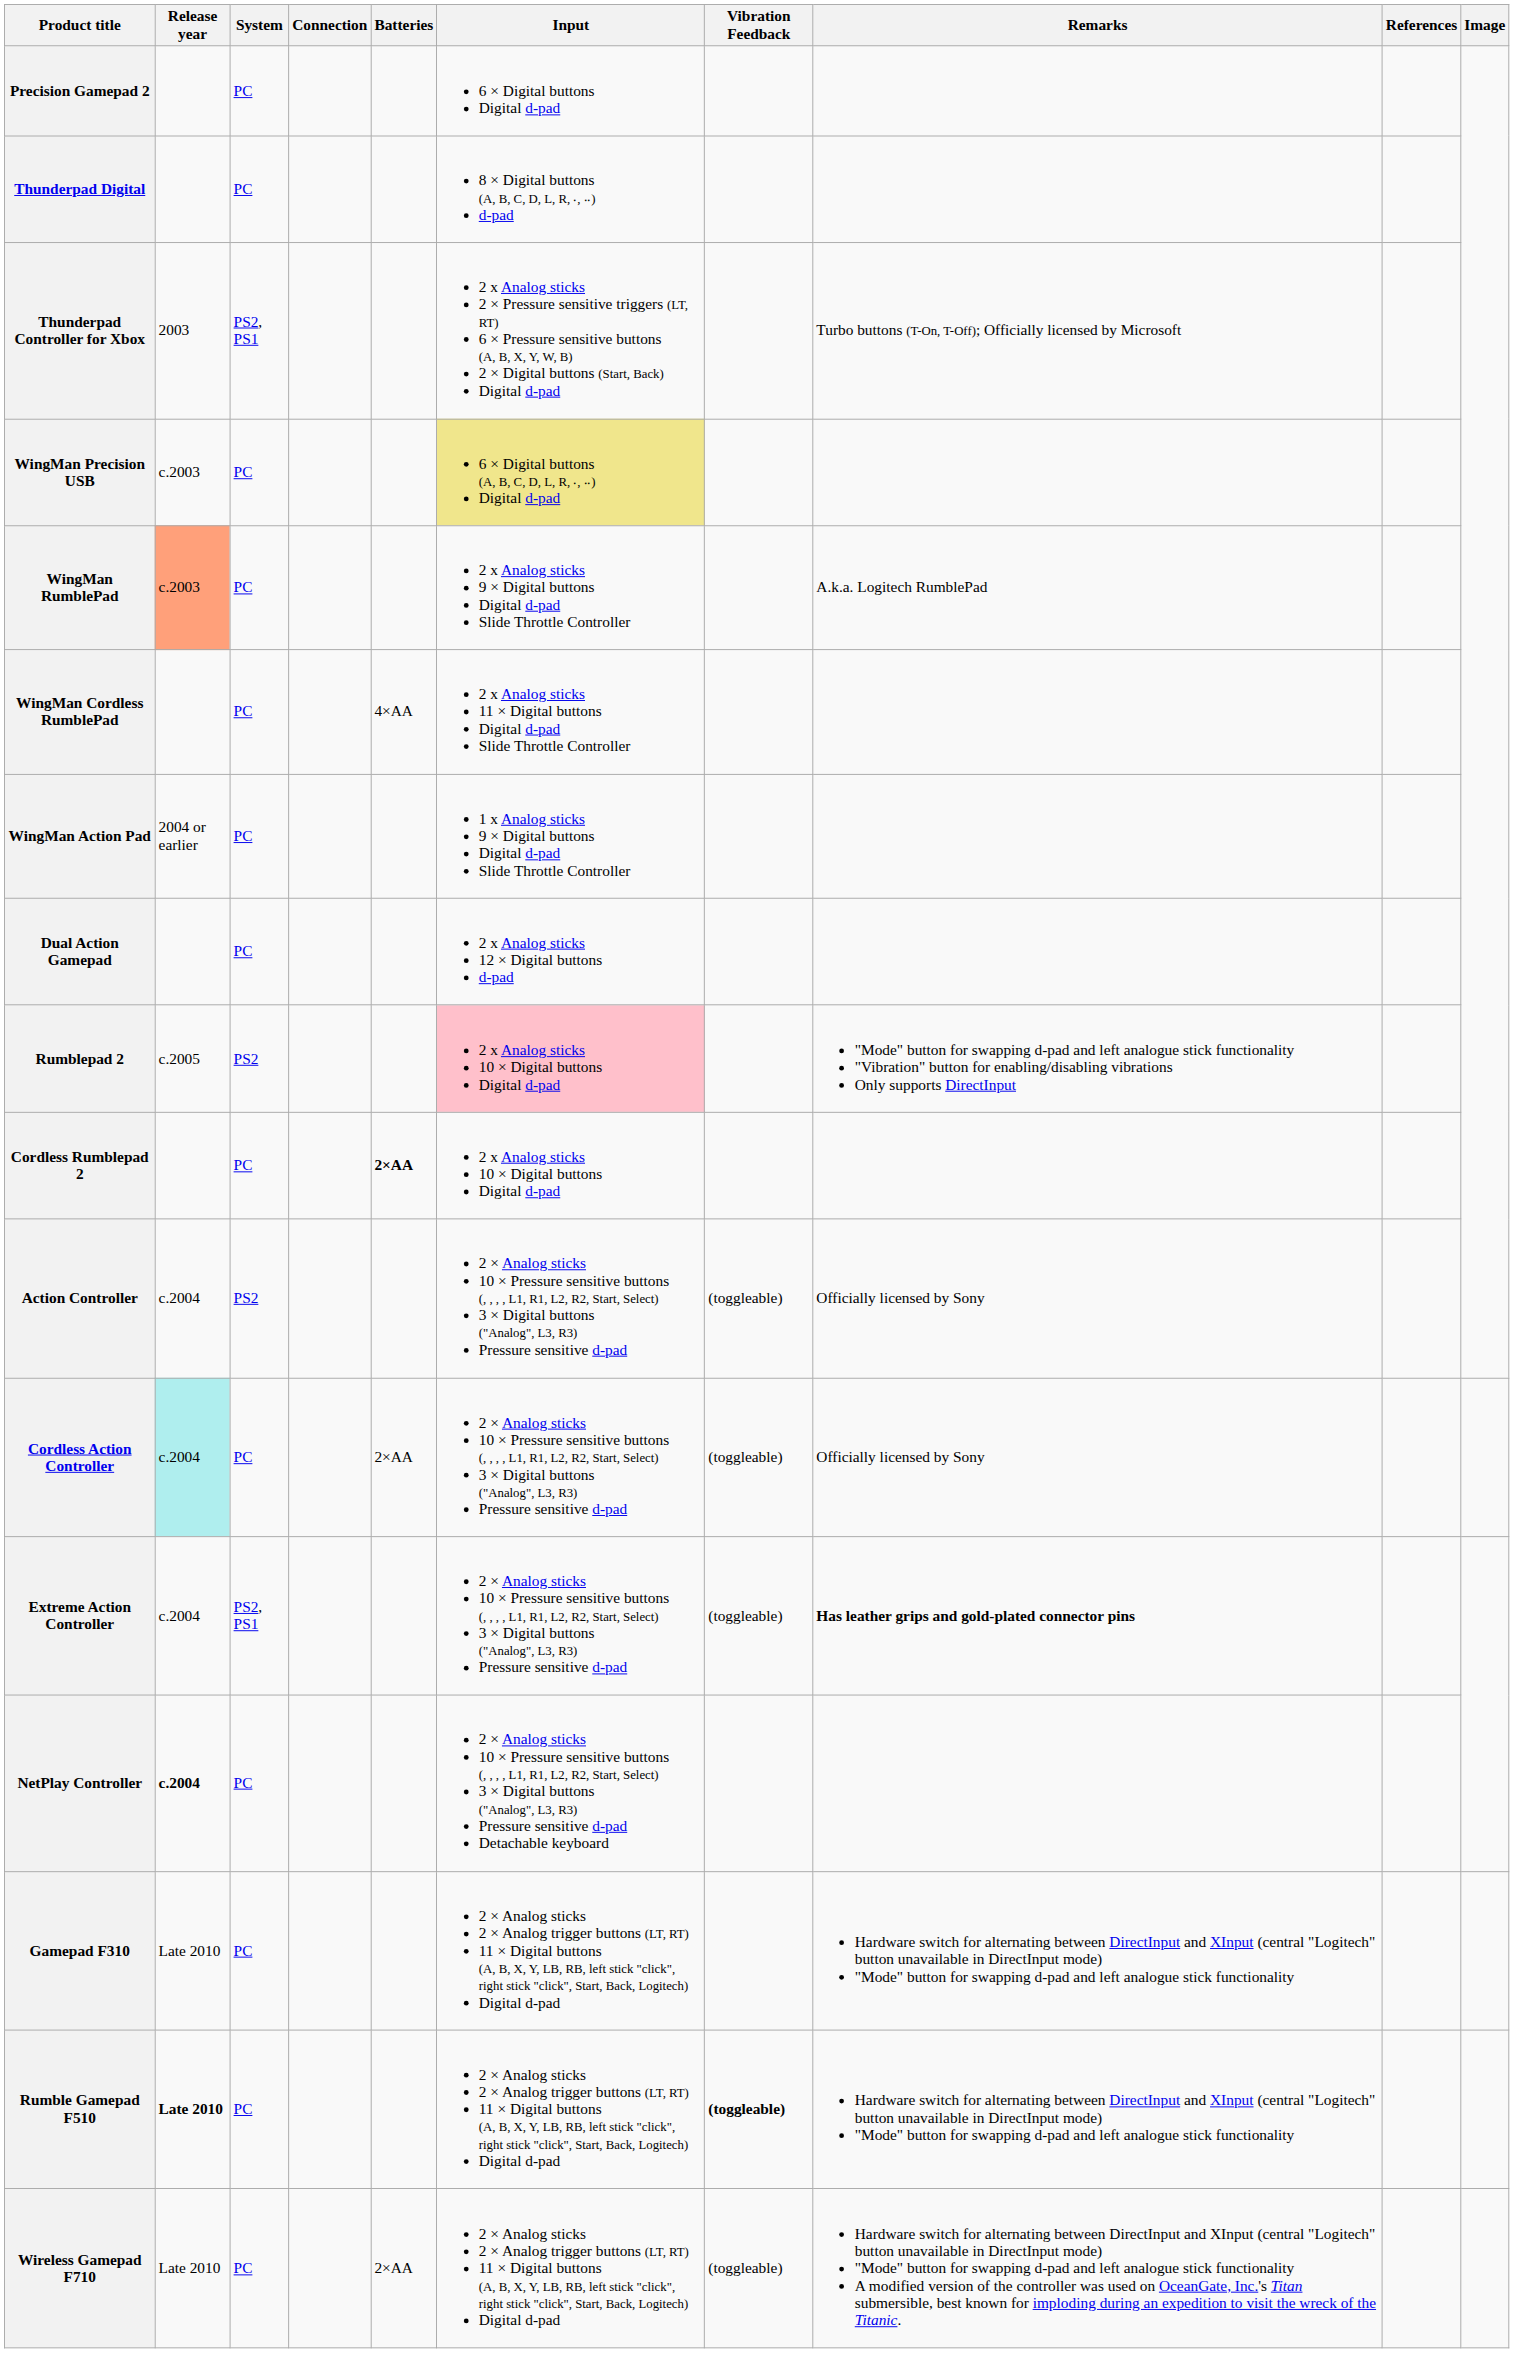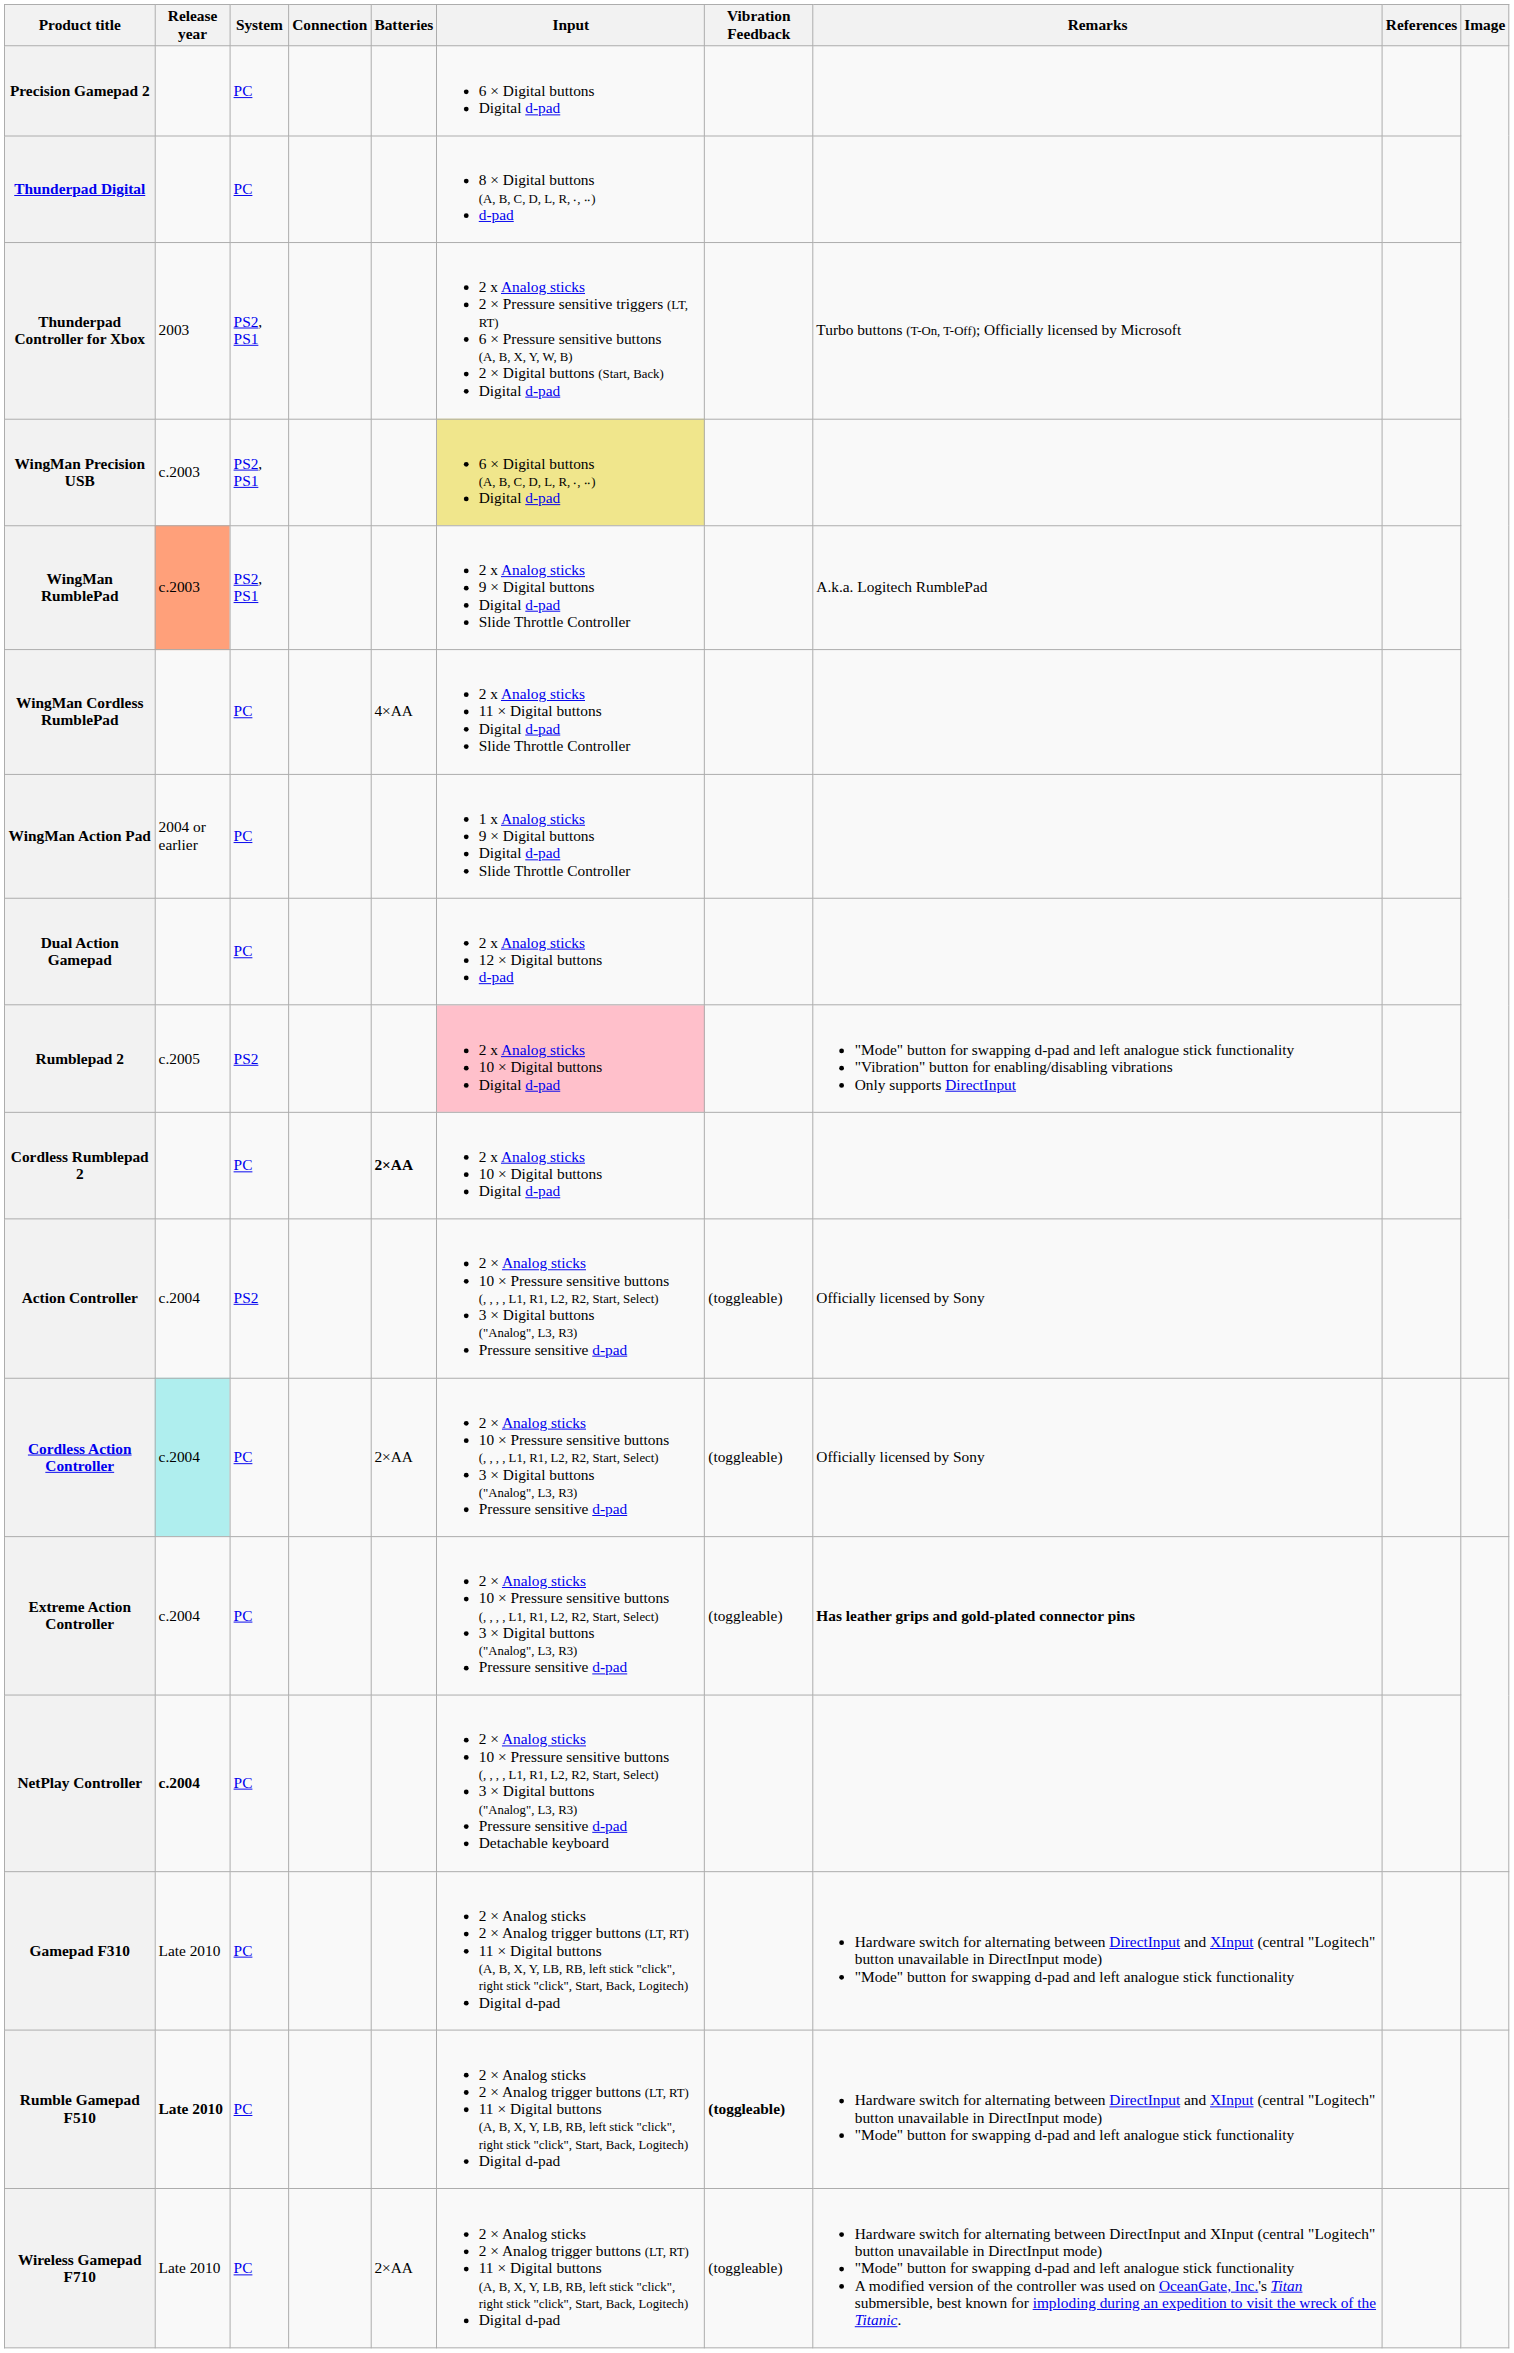(243, 472) PC -> (248, 472) PS2, PS1
(243, 587) PC -> (248, 587) PS2, PS1
(248, 1615) PS2, PS1 -> (243, 1615) PC
